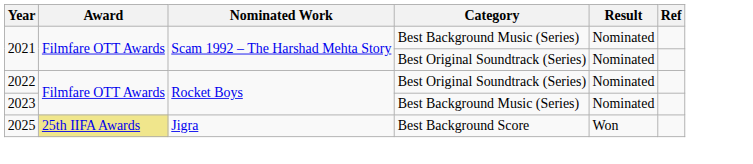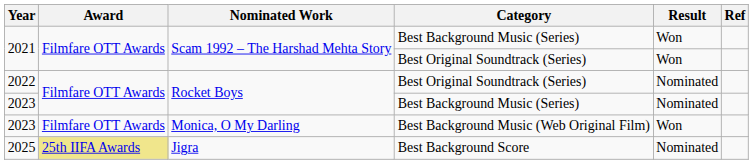(623, 37) Nominated -> (669, 37) Won
(623, 59) Nominated -> (669, 59) Won
+ row: (22, 125)
(605, 125) Won -> (687, 147) Nominated
